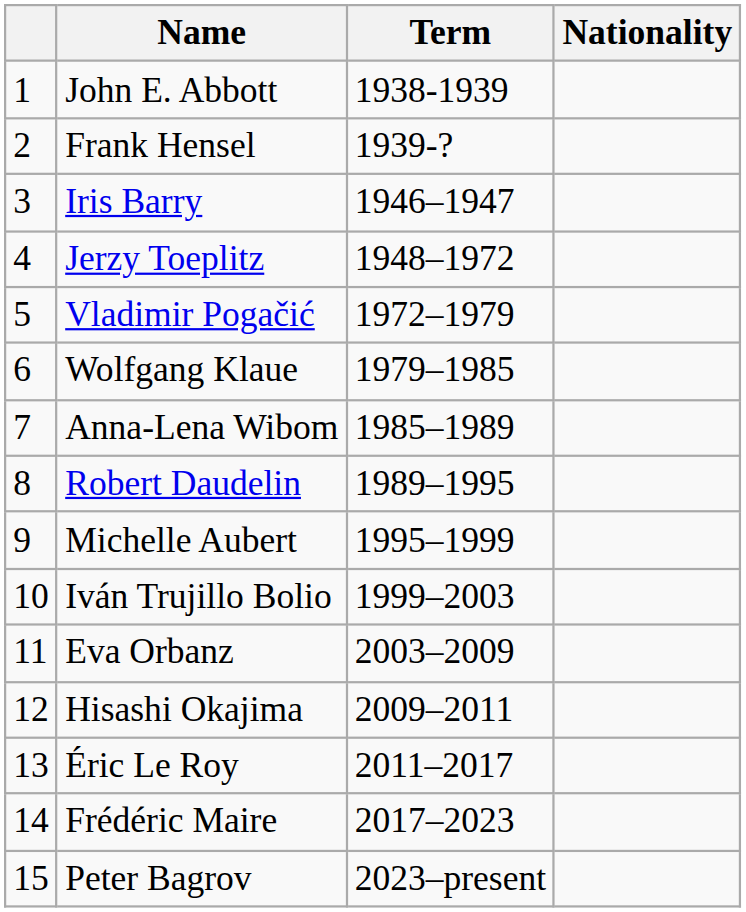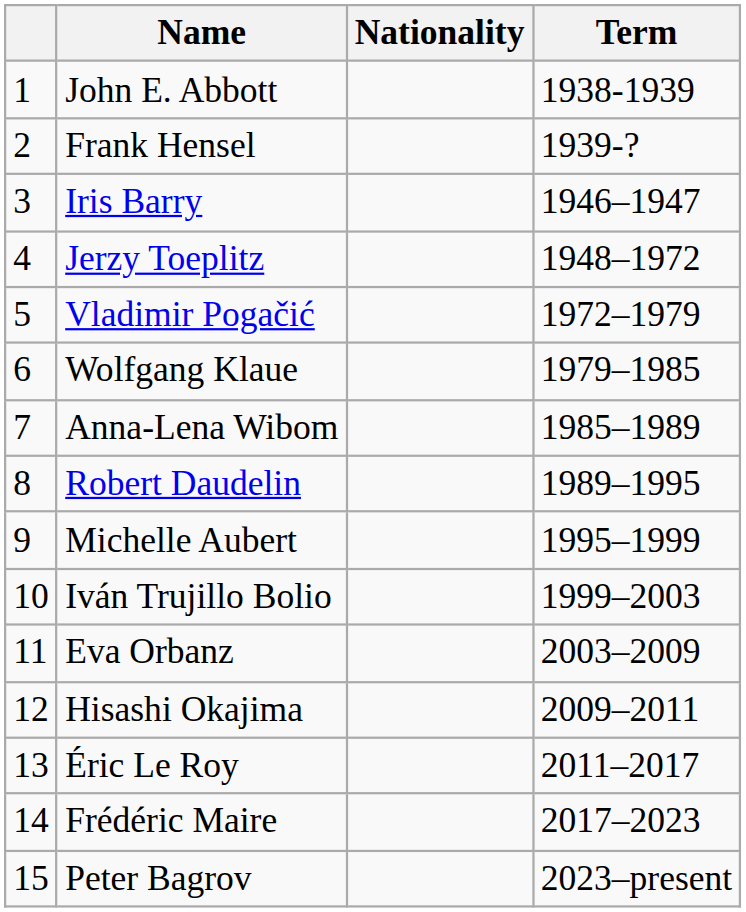columns swapped: (450, 32) <-> (647, 32)
